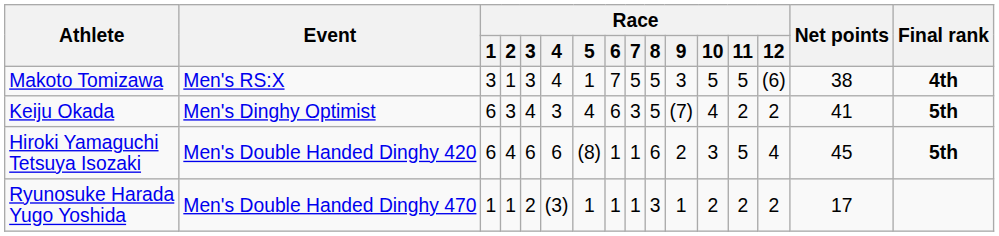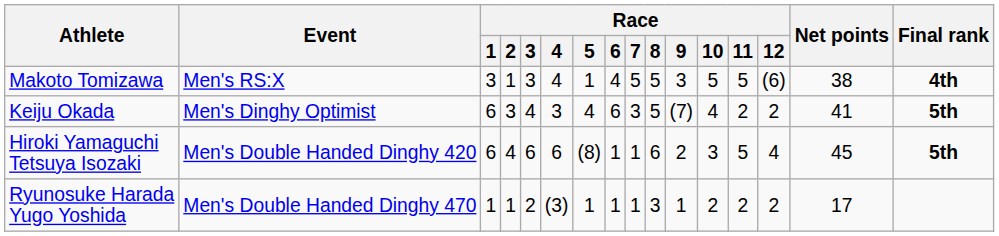(615, 81) 7 -> (615, 81) 4
